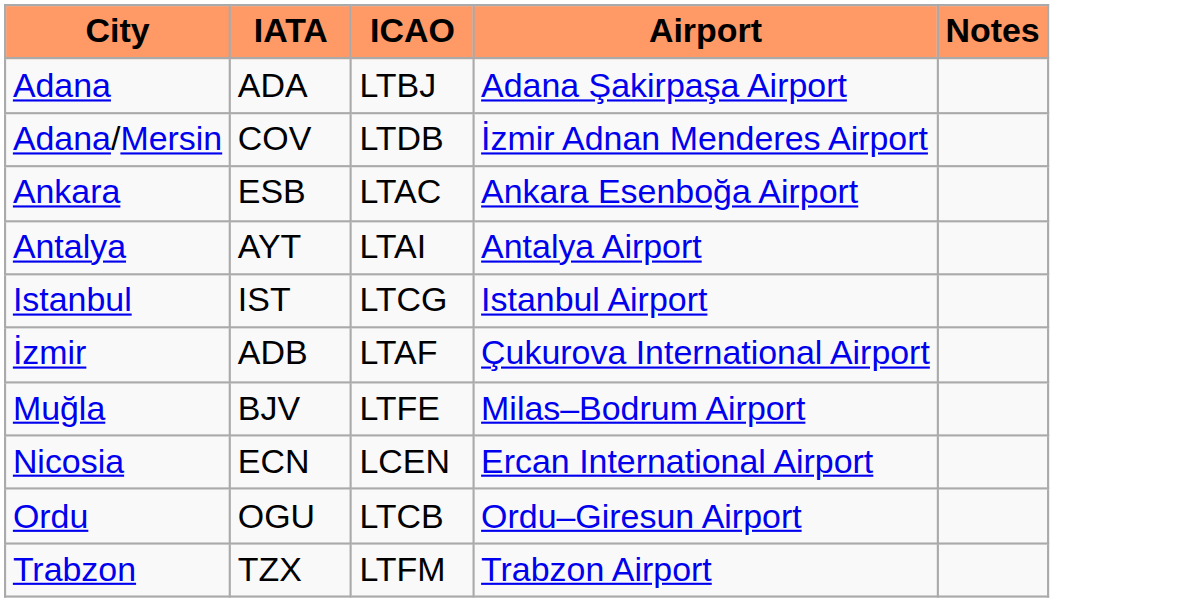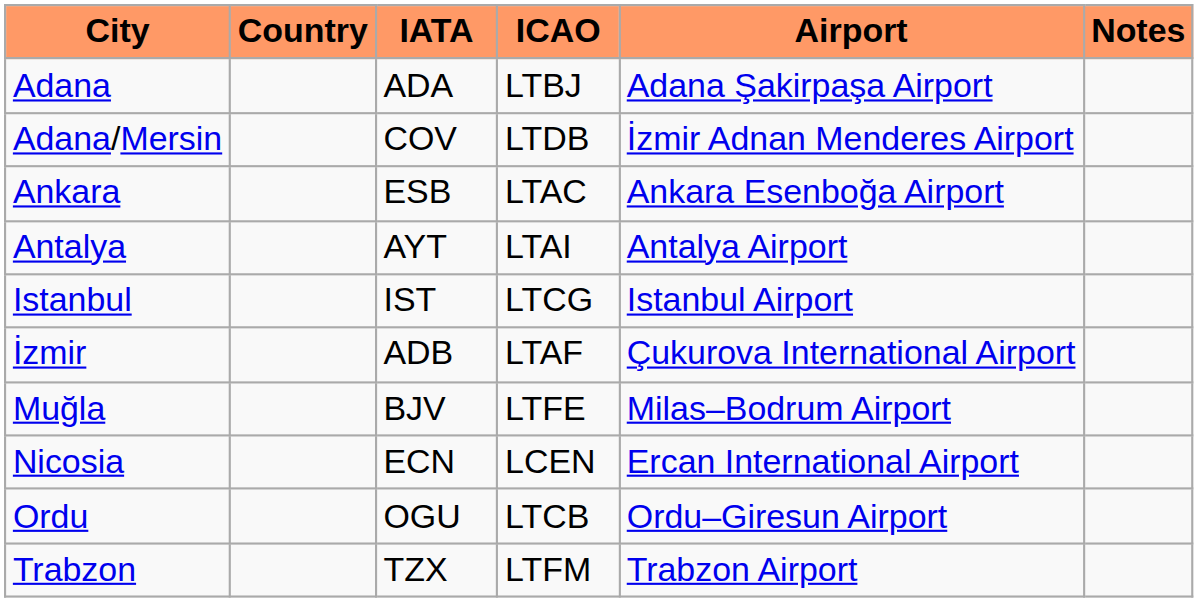+ column: (303, 31)
